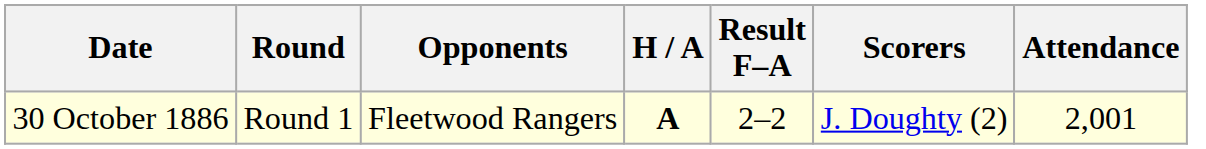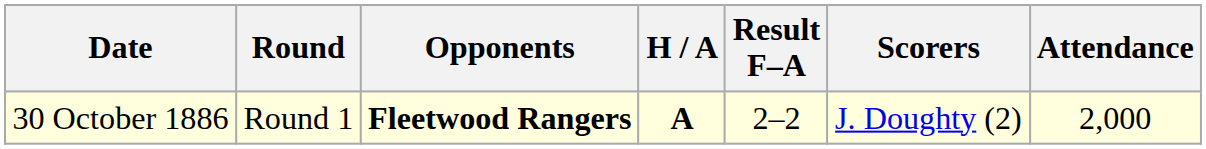(493, 117) normal -> (500, 117) bold
(1101, 117) 2,001 -> (1115, 117) 2,000
